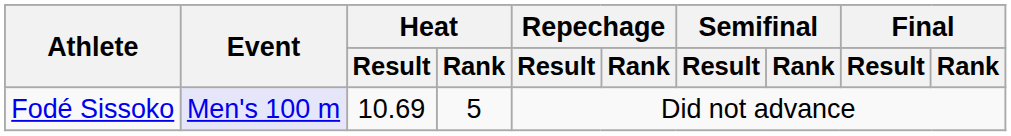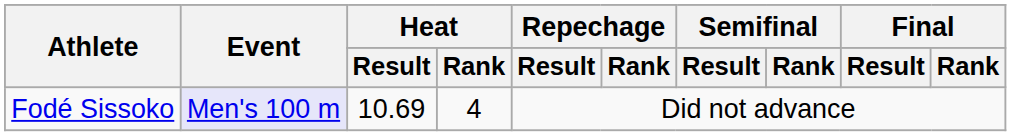(474, 109) 5 -> (474, 109) 4
